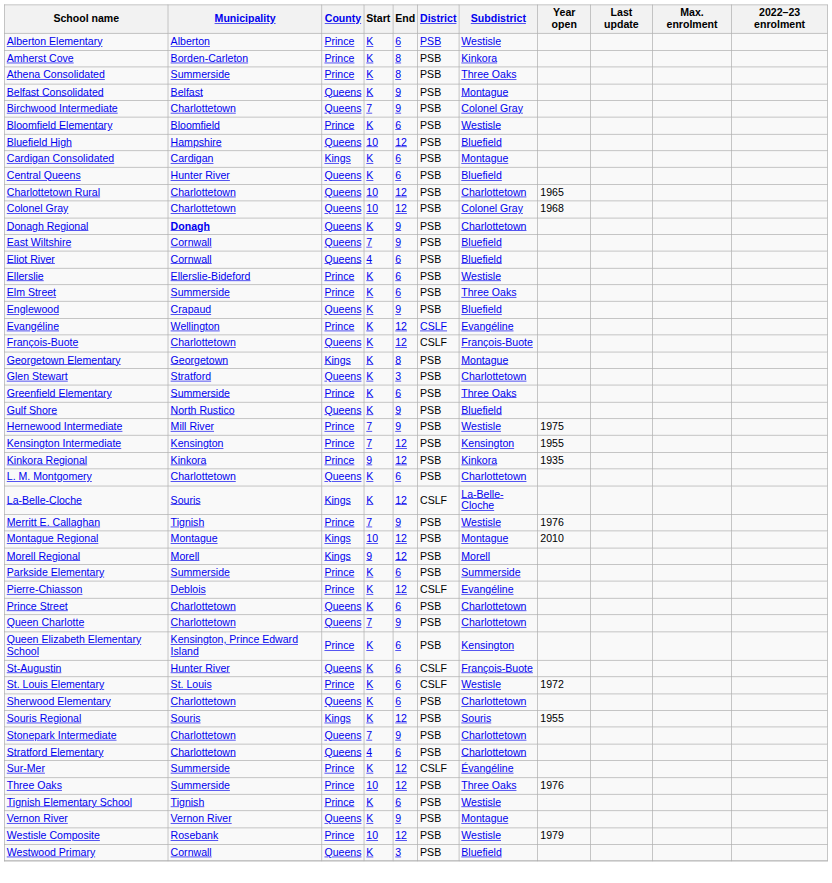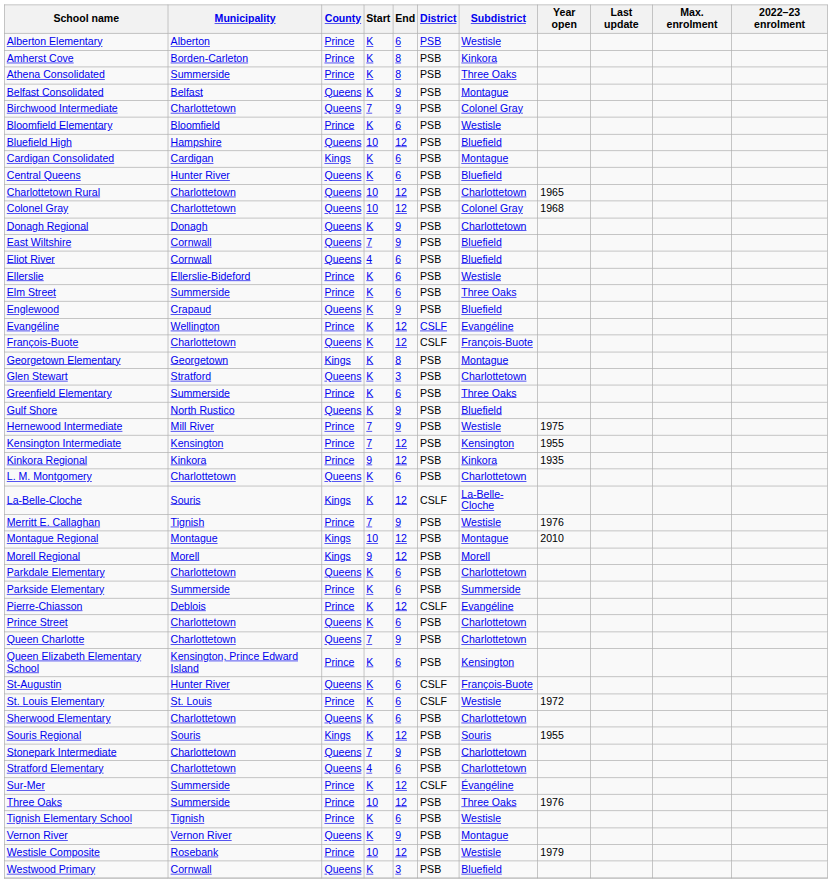(190, 226) bold -> (189, 226) normal
+ row: (56, 573)
